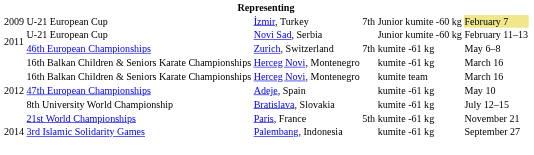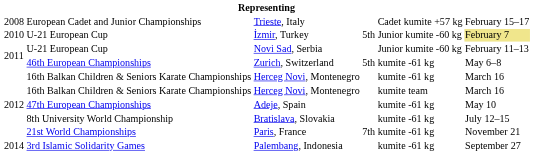+ row: (114, 21)
(14, 21) 2009 -> (14, 35) 2010
(369, 21) 7th -> (369, 35) 5th
(369, 49) 7th -> (369, 63) 5th
(369, 118) 5th -> (369, 132) 7th
